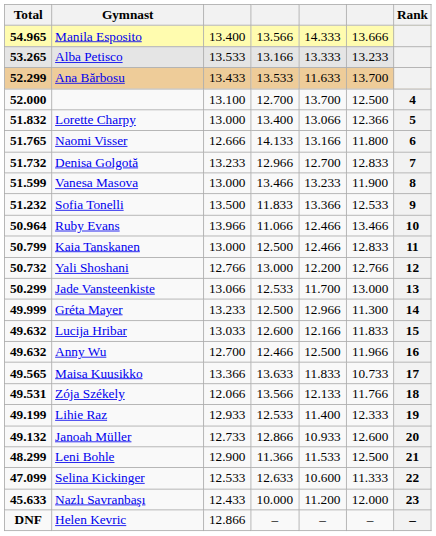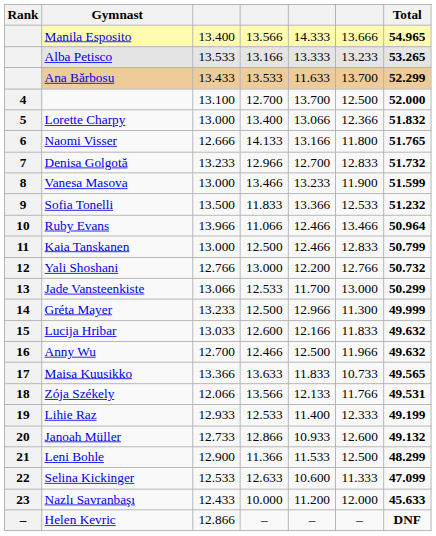columns swapped: (412, 15) <-> (28, 15)
